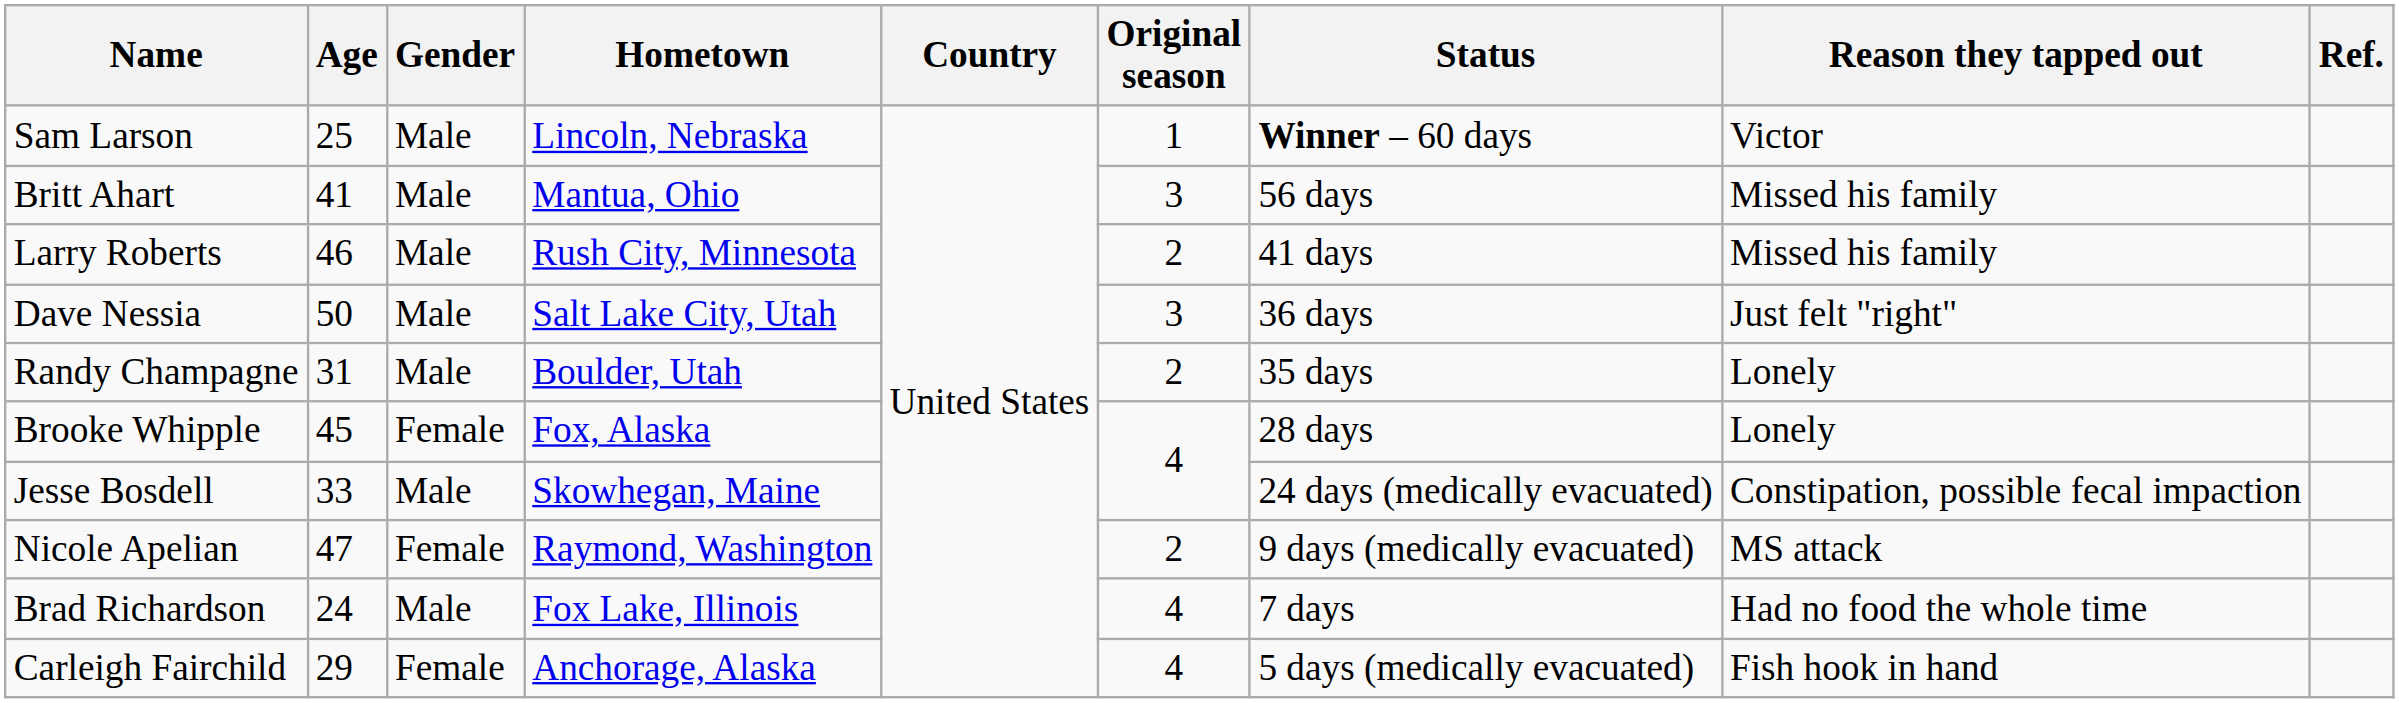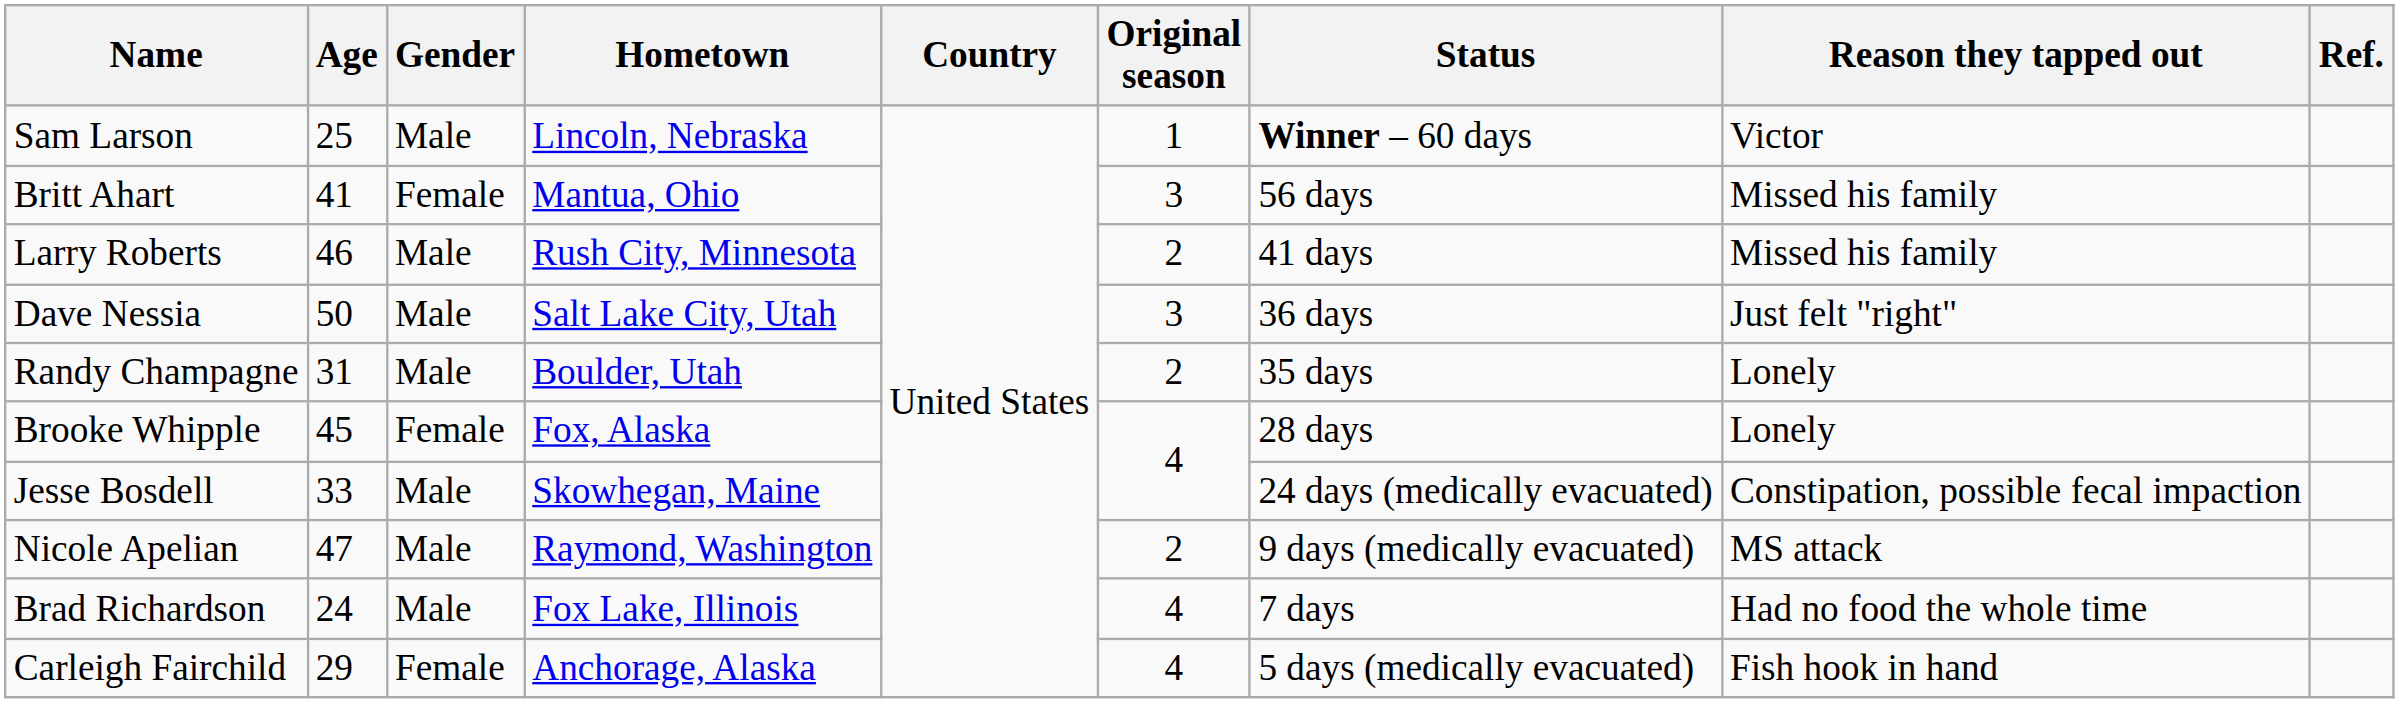(433, 194) Male -> (450, 194) Female
(450, 548) Female -> (433, 548) Male
